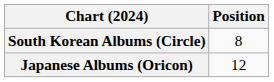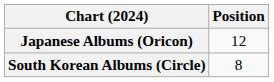rows swapped: (107, 64) <-> (107, 40)
